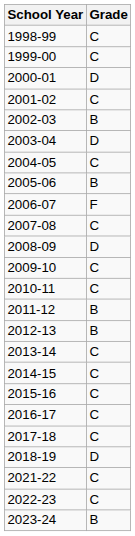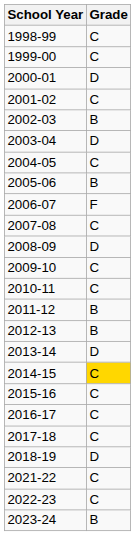(94, 352) C -> (94, 352) D
(94, 373) no background -> (94, 373) gold background
